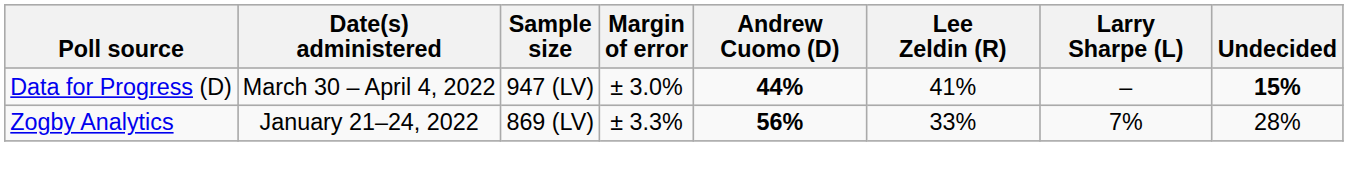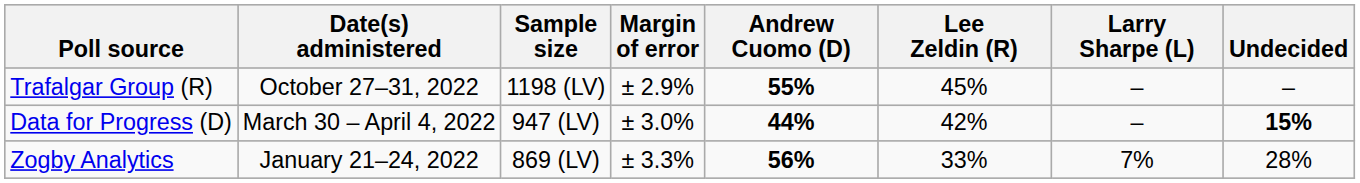+ row: (112, 86)
(953, 86) 41% -> (964, 123) 42%
